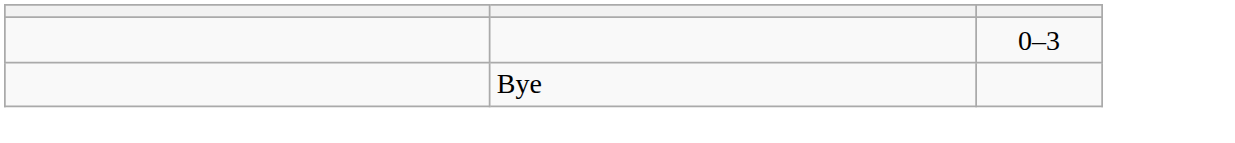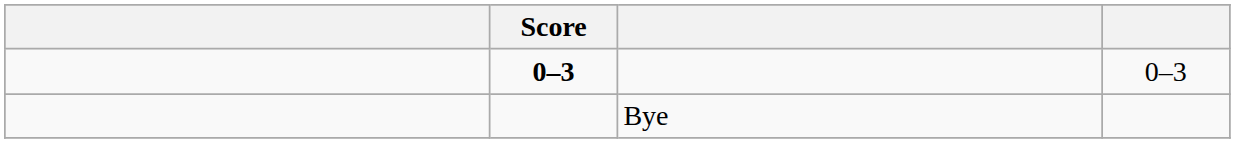+ column: (554, 26)
